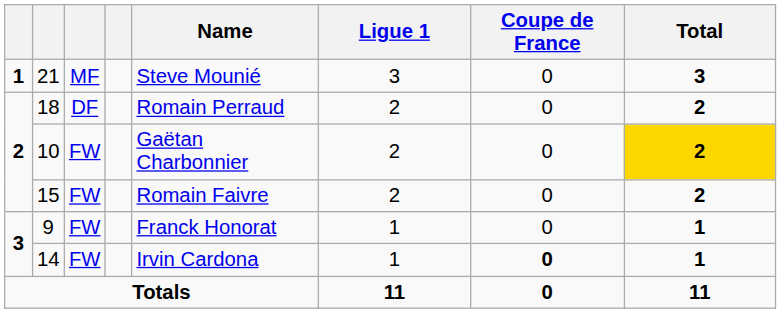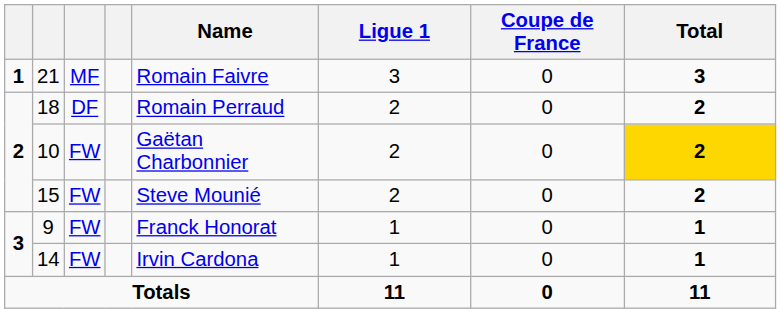(199, 75) Steve Mounié -> (203, 75) Romain Faivre
(203, 195) Romain Faivre -> (199, 195) Steve Mounié
(547, 259) bold -> (547, 259) normal
